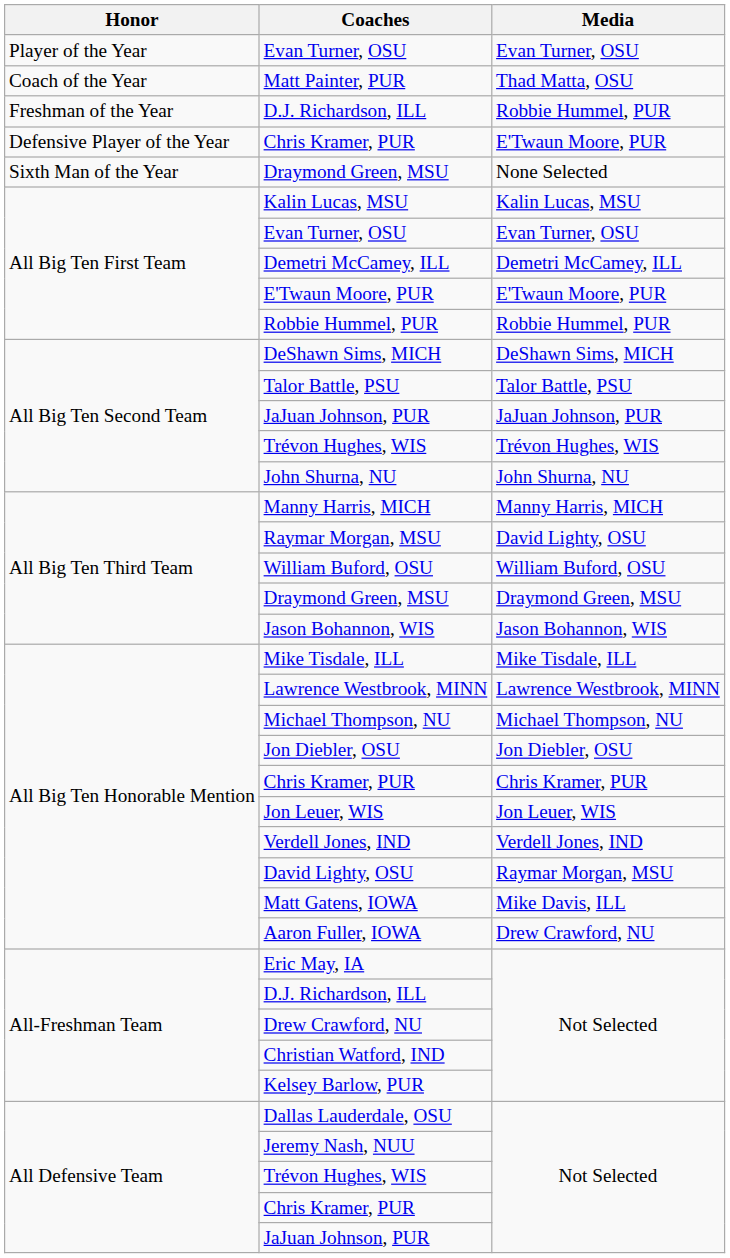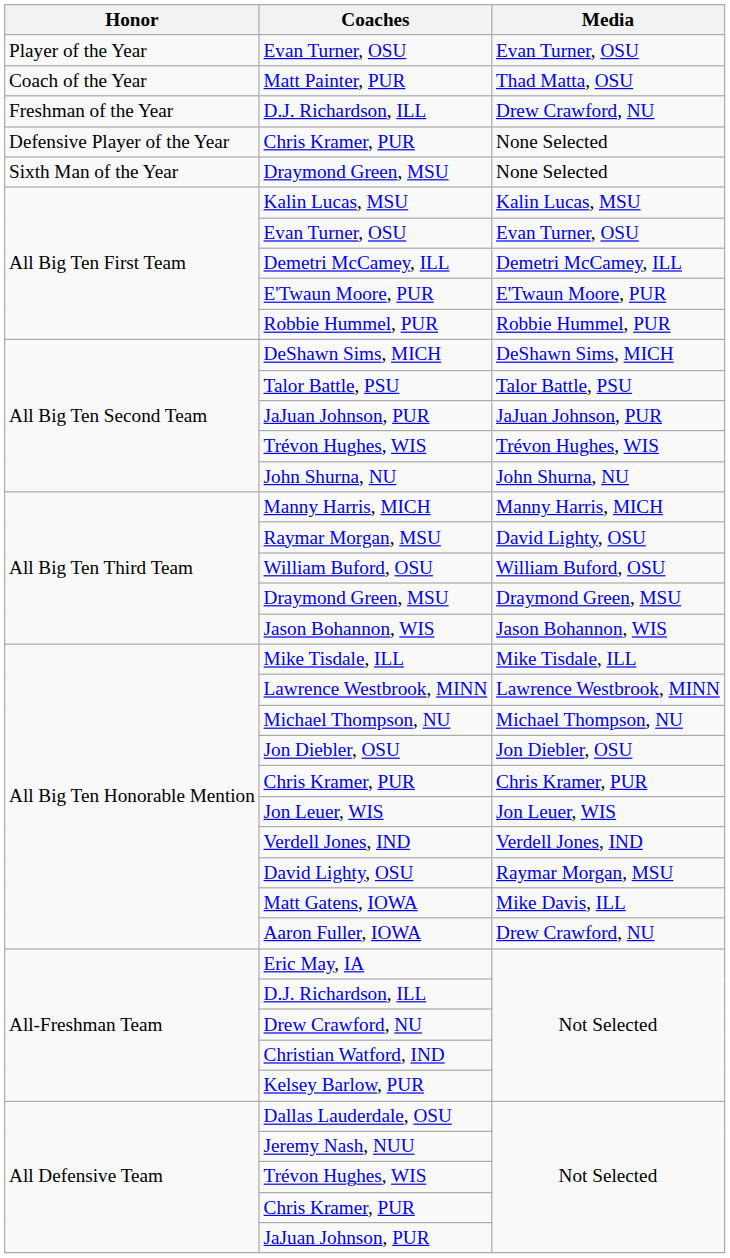(583, 111) Robbie Hummel, PUR -> (575, 111) Drew Crawford, NU
(581, 141) E'Twaun Moore, PUR -> (552, 141) None Selected
